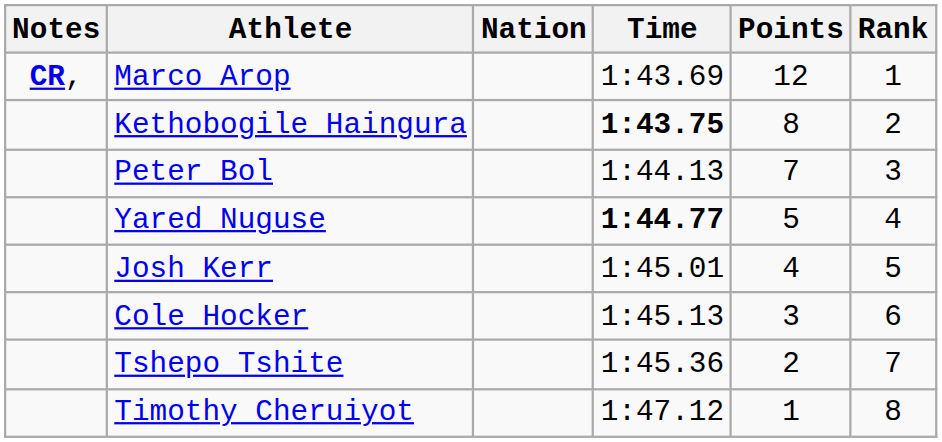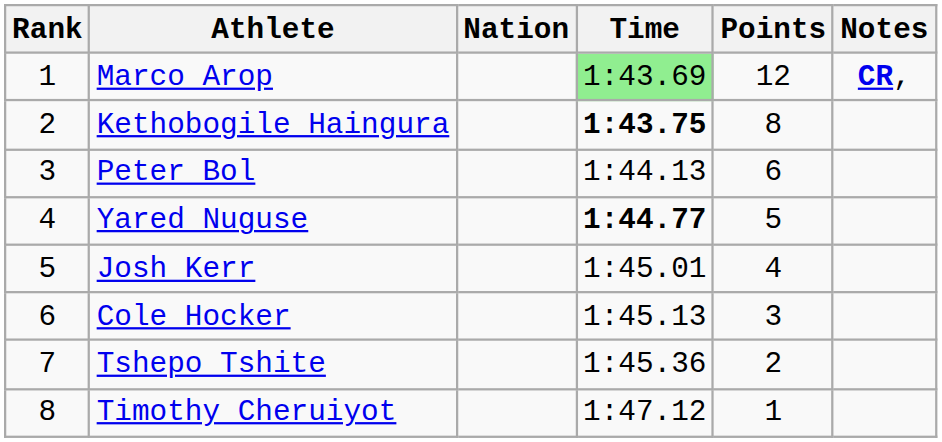columns swapped: (893, 29) <-> (56, 29)
(662, 77) no background -> (645, 77) lightgreen background
(791, 173) 7 -> (773, 173) 6
